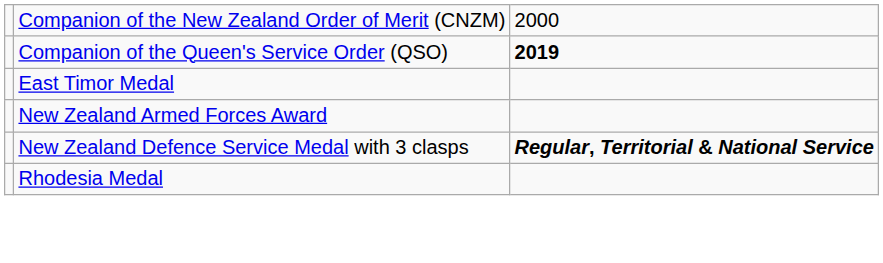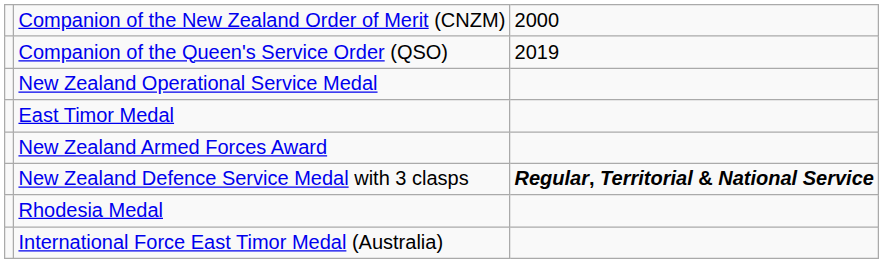(537, 52) bold -> (537, 52) normal
+ row: (198, 83)
+ row: (231, 242)
